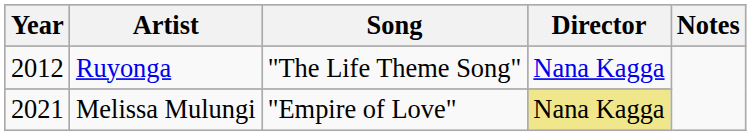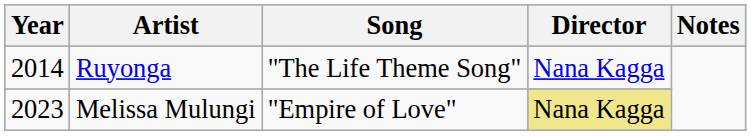(37, 67) 2012 -> (37, 67) 2014
(37, 109) 2021 -> (37, 109) 2023
